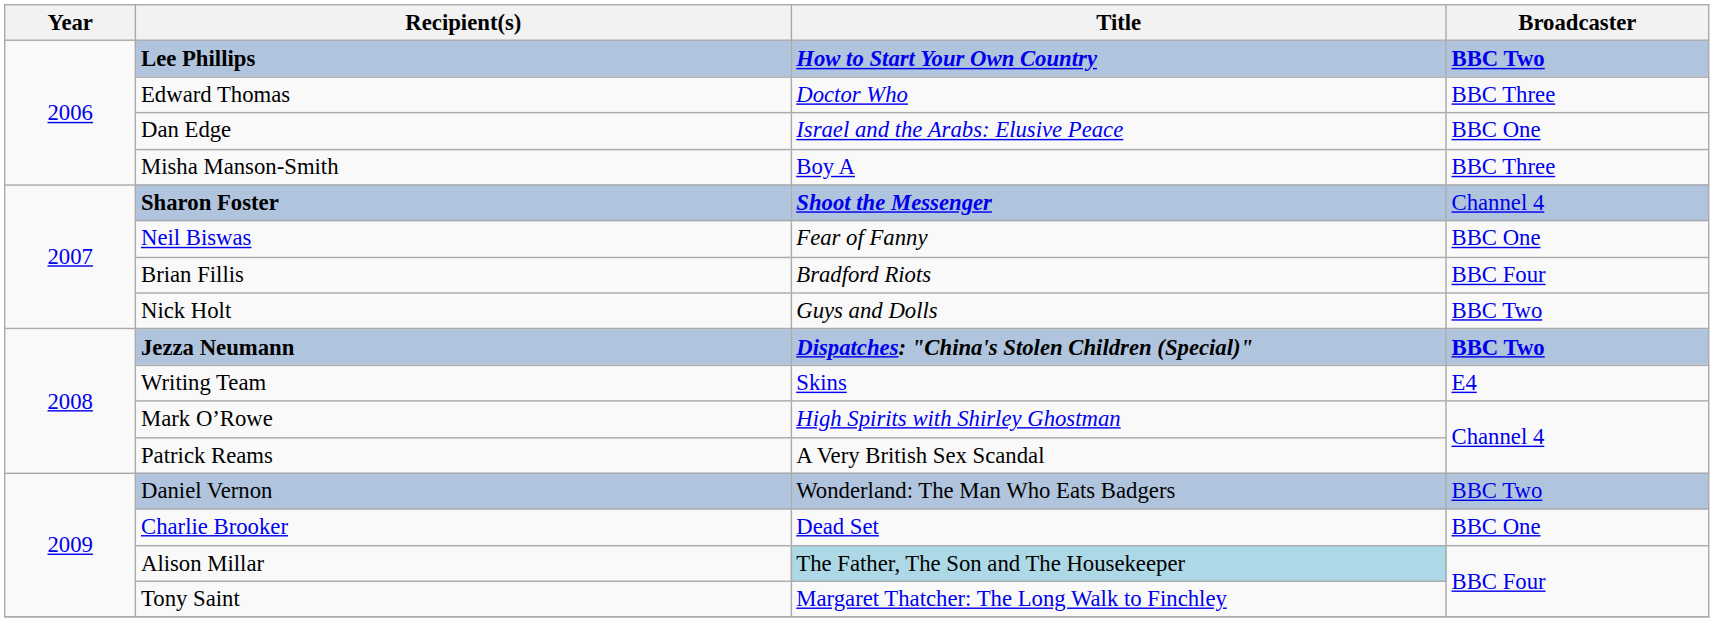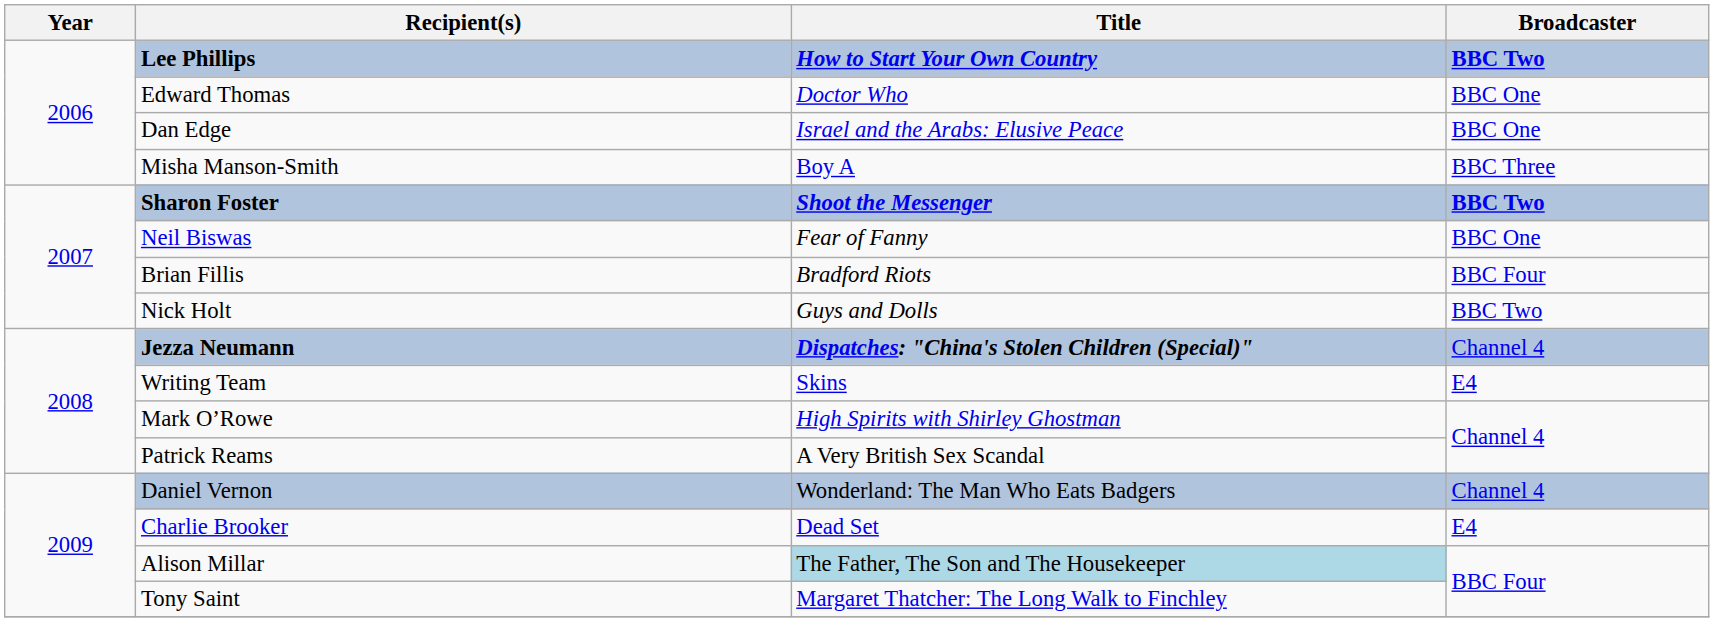(1503, 94) BBC Three -> (1496, 94) BBC One
(1498, 202) Channel 4 -> (1498, 202) BBC Two
(1498, 346) BBC Two -> (1498, 346) Channel 4
(1497, 490) BBC Two -> (1498, 490) Channel 4
(1496, 526) BBC One -> (1464, 526) E4
